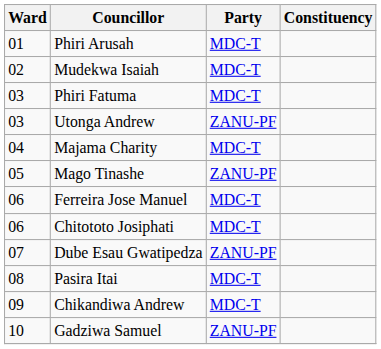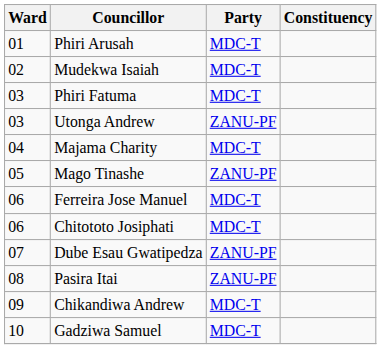(235, 278) MDC-T -> (243, 278) ZANU-PF
(243, 330) ZANU-PF -> (235, 330) MDC-T
